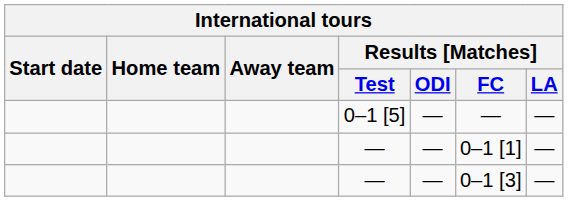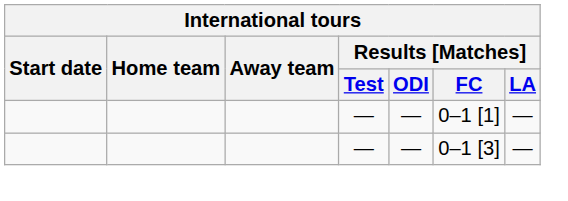- row: (56, 117)
